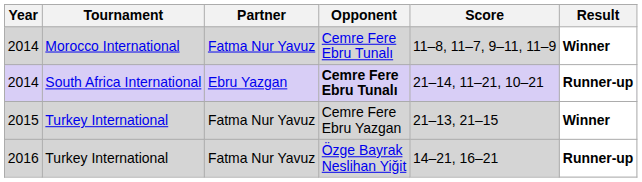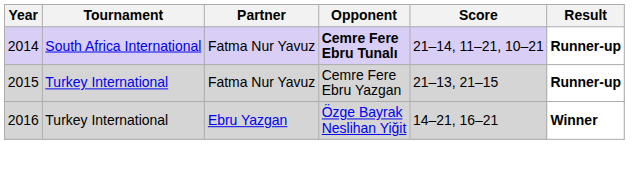- row: (23, 46)
(248, 83) Ebru Yazgan -> (262, 46) Fatma Nur Yavuz
(586, 121) Winner -> (586, 83) Runner-up
(262, 158) Fatma Nur Yavuz -> (248, 121) Ebru Yazgan
(598, 158) Runner-up -> (574, 121) Winner
